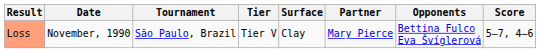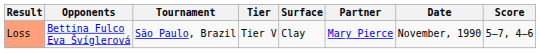columns swapped: (89, 12) <-> (439, 12)
